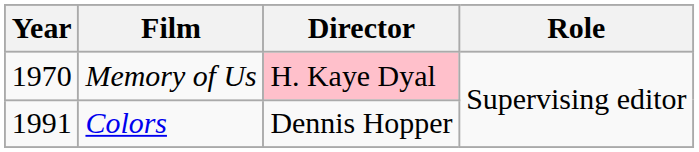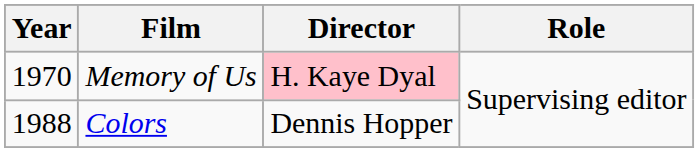(42, 123) 1991 -> (42, 123) 1988
